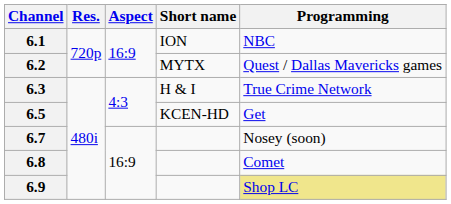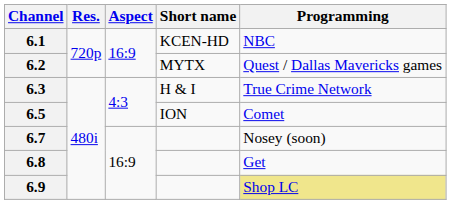(173, 41) ION -> (194, 41) KCEN-HD
(194, 114) KCEN-HD -> (173, 114) ION
(254, 114) Get -> (264, 114) Comet
(264, 162) Comet -> (254, 162) Get
